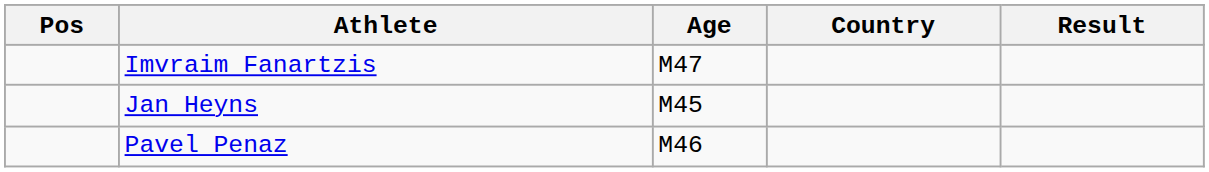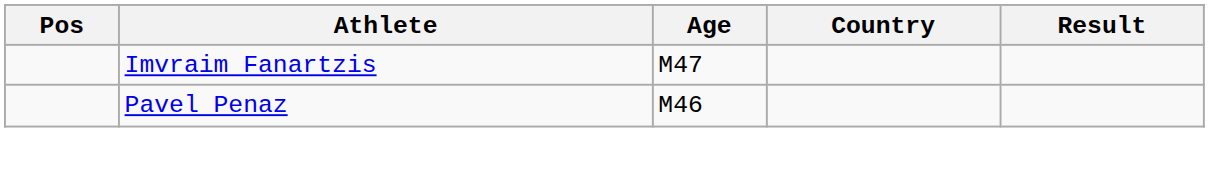- row: (191, 106)
